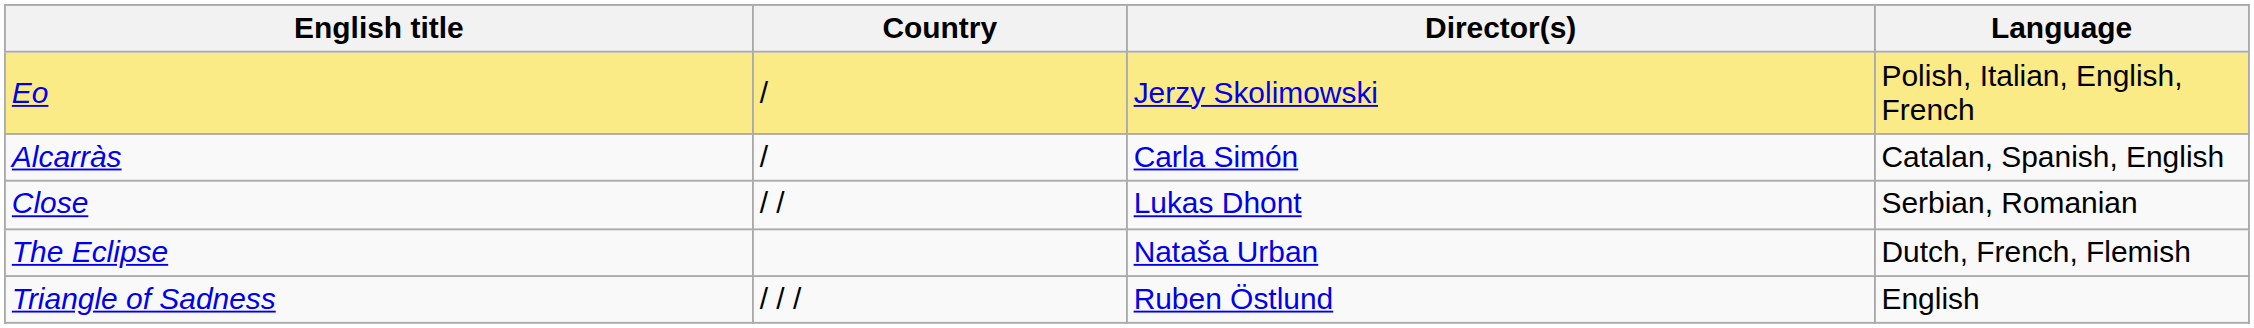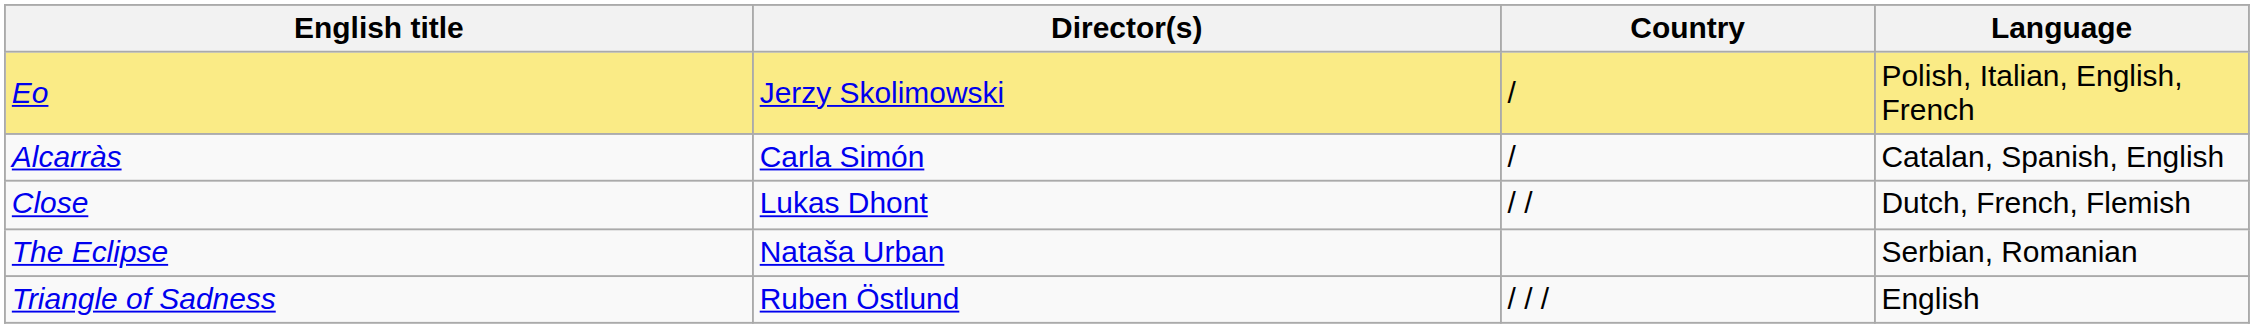columns swapped: (1501, 28) <-> (940, 28)
(2010, 204) Serbian, Romanian -> (2036, 204) Dutch, French, Flemish
(2036, 251) Dutch, French, Flemish -> (2010, 251) Serbian, Romanian
